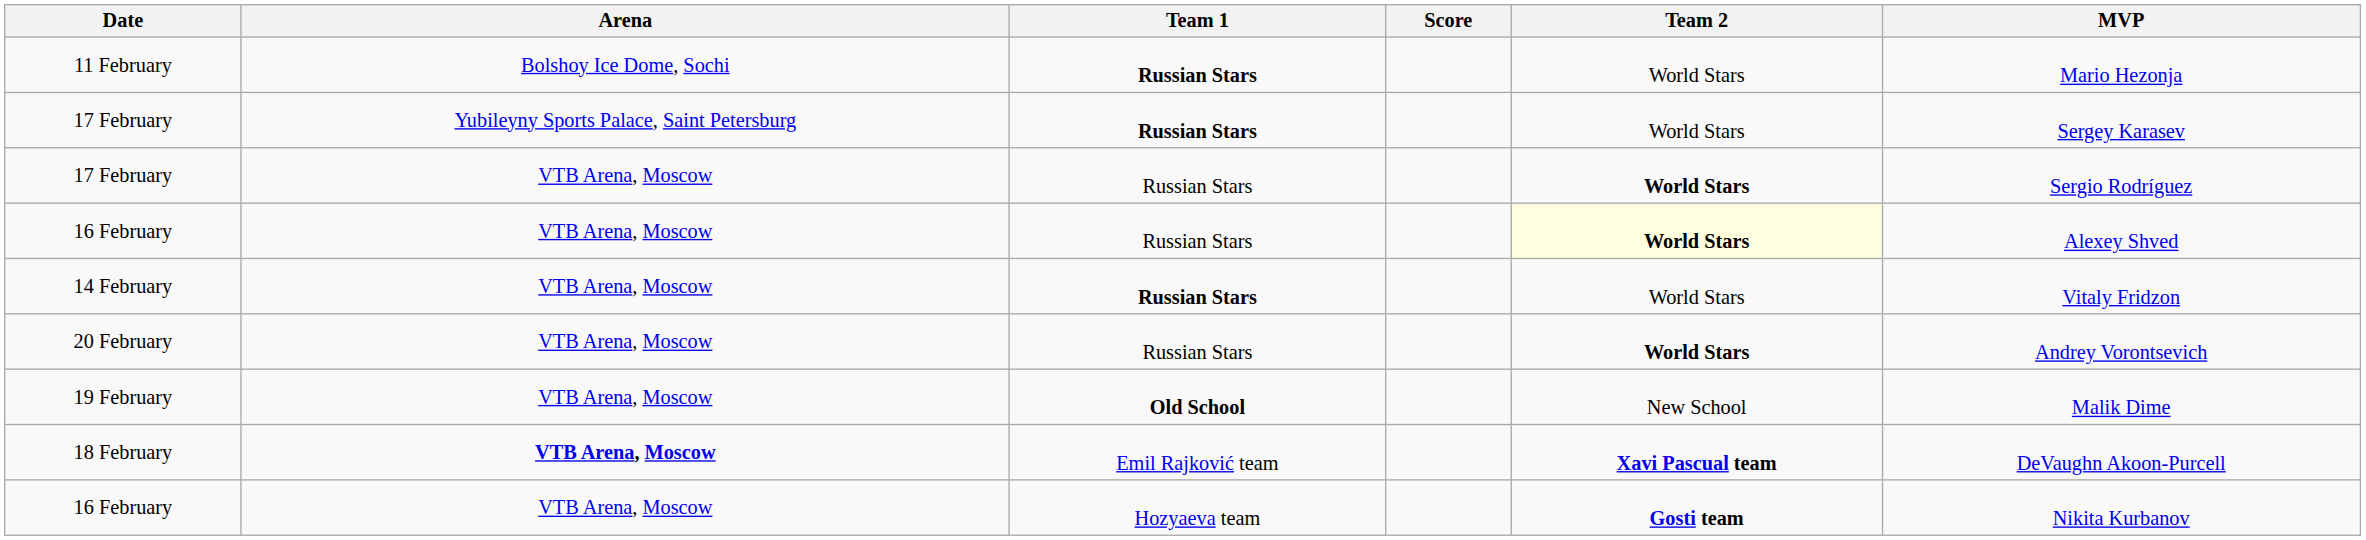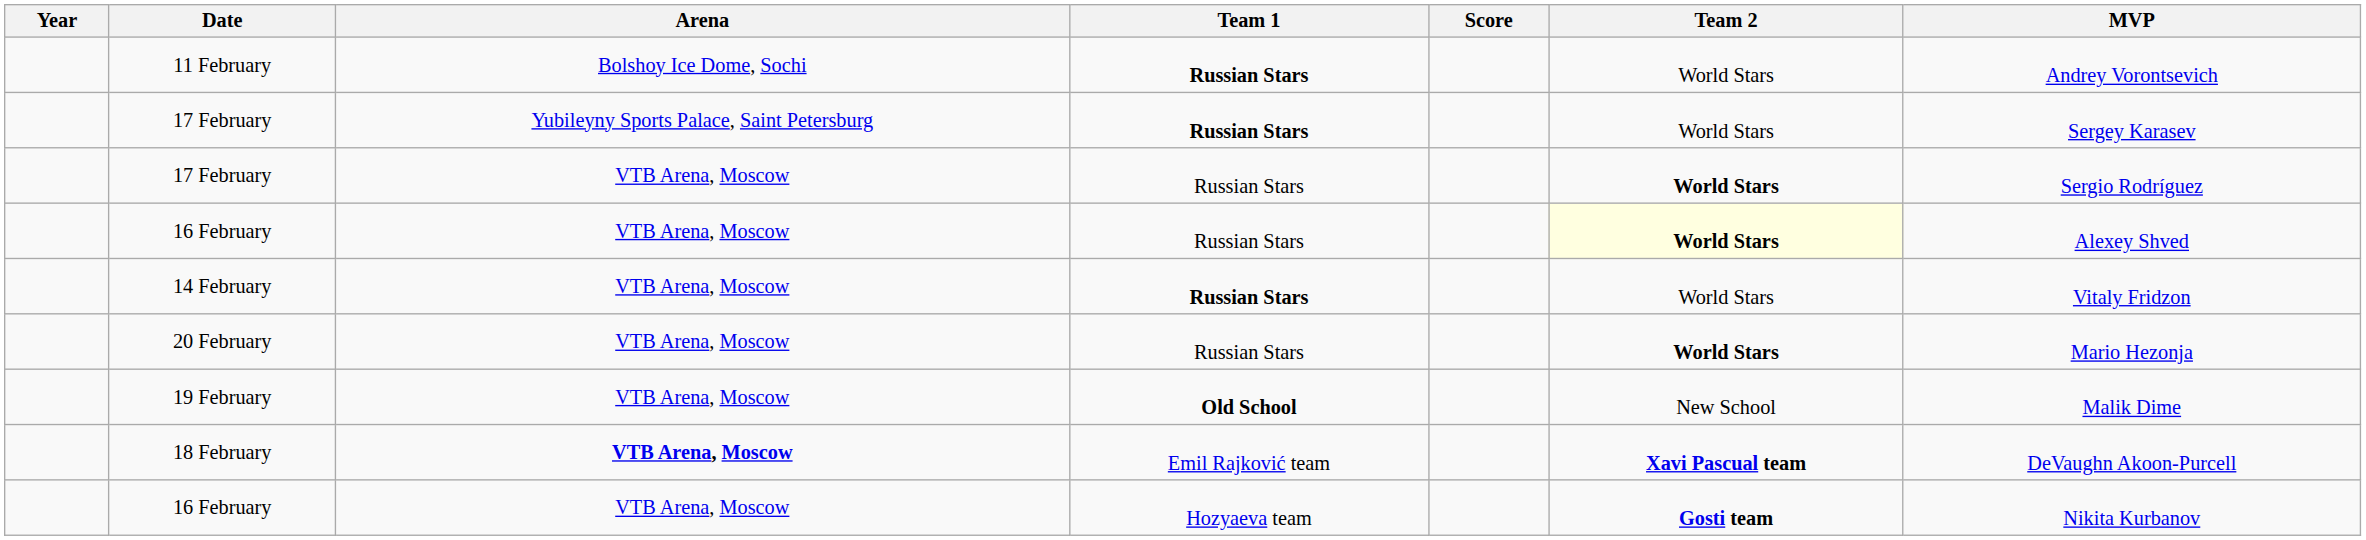+ column: (57, 20)
(2121, 76) Mario Hezonja -> (2132, 76) Andrey Vorontsevich
(2121, 352) Andrey Vorontsevich -> (2132, 352) Mario Hezonja
